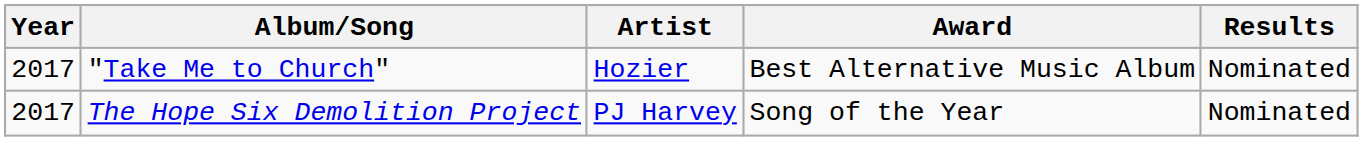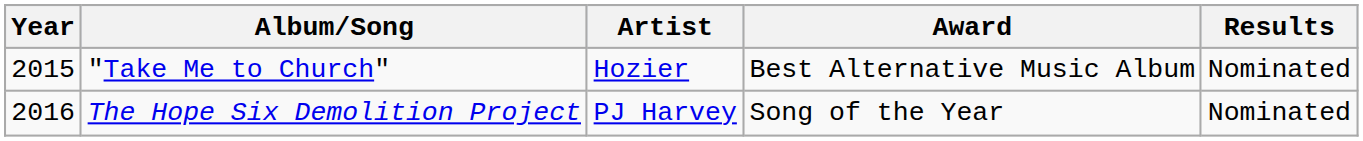(43, 70) 2017 -> (43, 70) 2015
(43, 113) 2017 -> (43, 113) 2016
